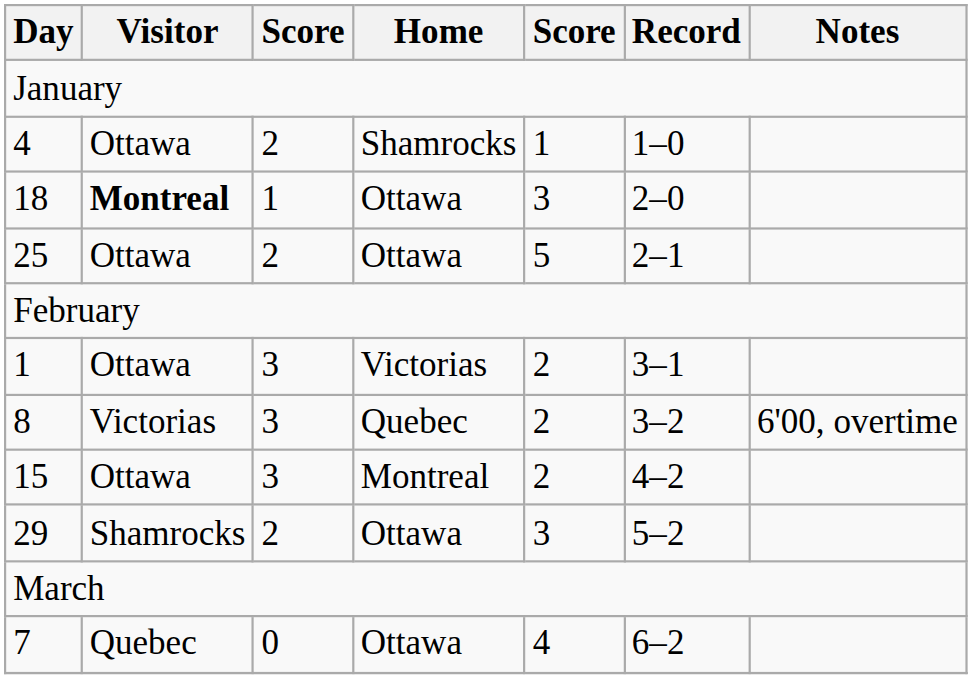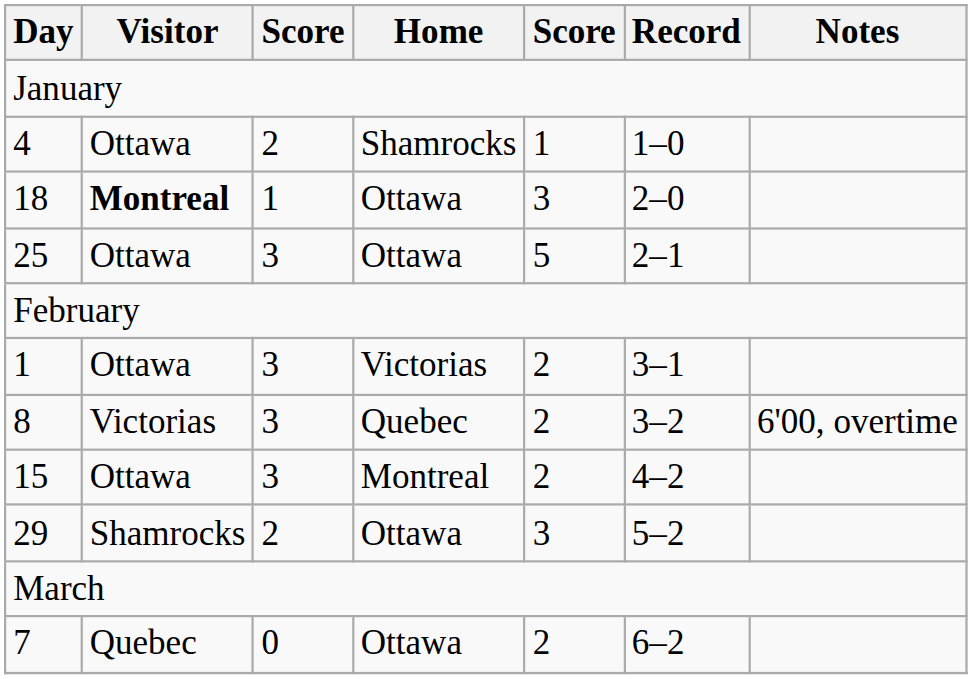(270, 254) 2 -> (270, 254) 3
(541, 643) 4 -> (541, 643) 2
